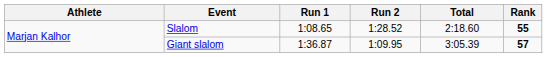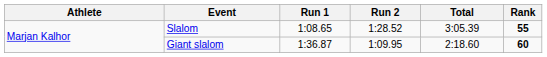(462, 29) 2:18.60 -> (462, 29) 3:05.39
(462, 45) 3:05.39 -> (462, 45) 2:18.60
(523, 45) 57 -> (523, 45) 60
